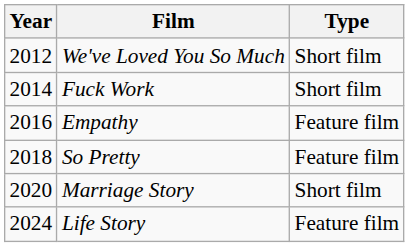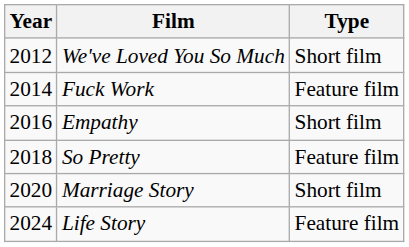(338, 88) Short film -> (347, 88) Feature film
(347, 122) Feature film -> (338, 122) Short film
